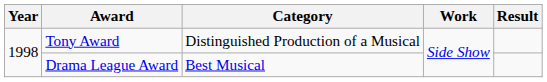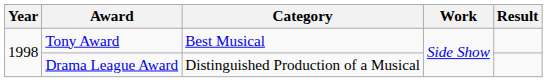(303, 40) Distinguished Production of a Musical -> (225, 40) Best Musical
(225, 64) Best Musical -> (303, 64) Distinguished Production of a Musical
